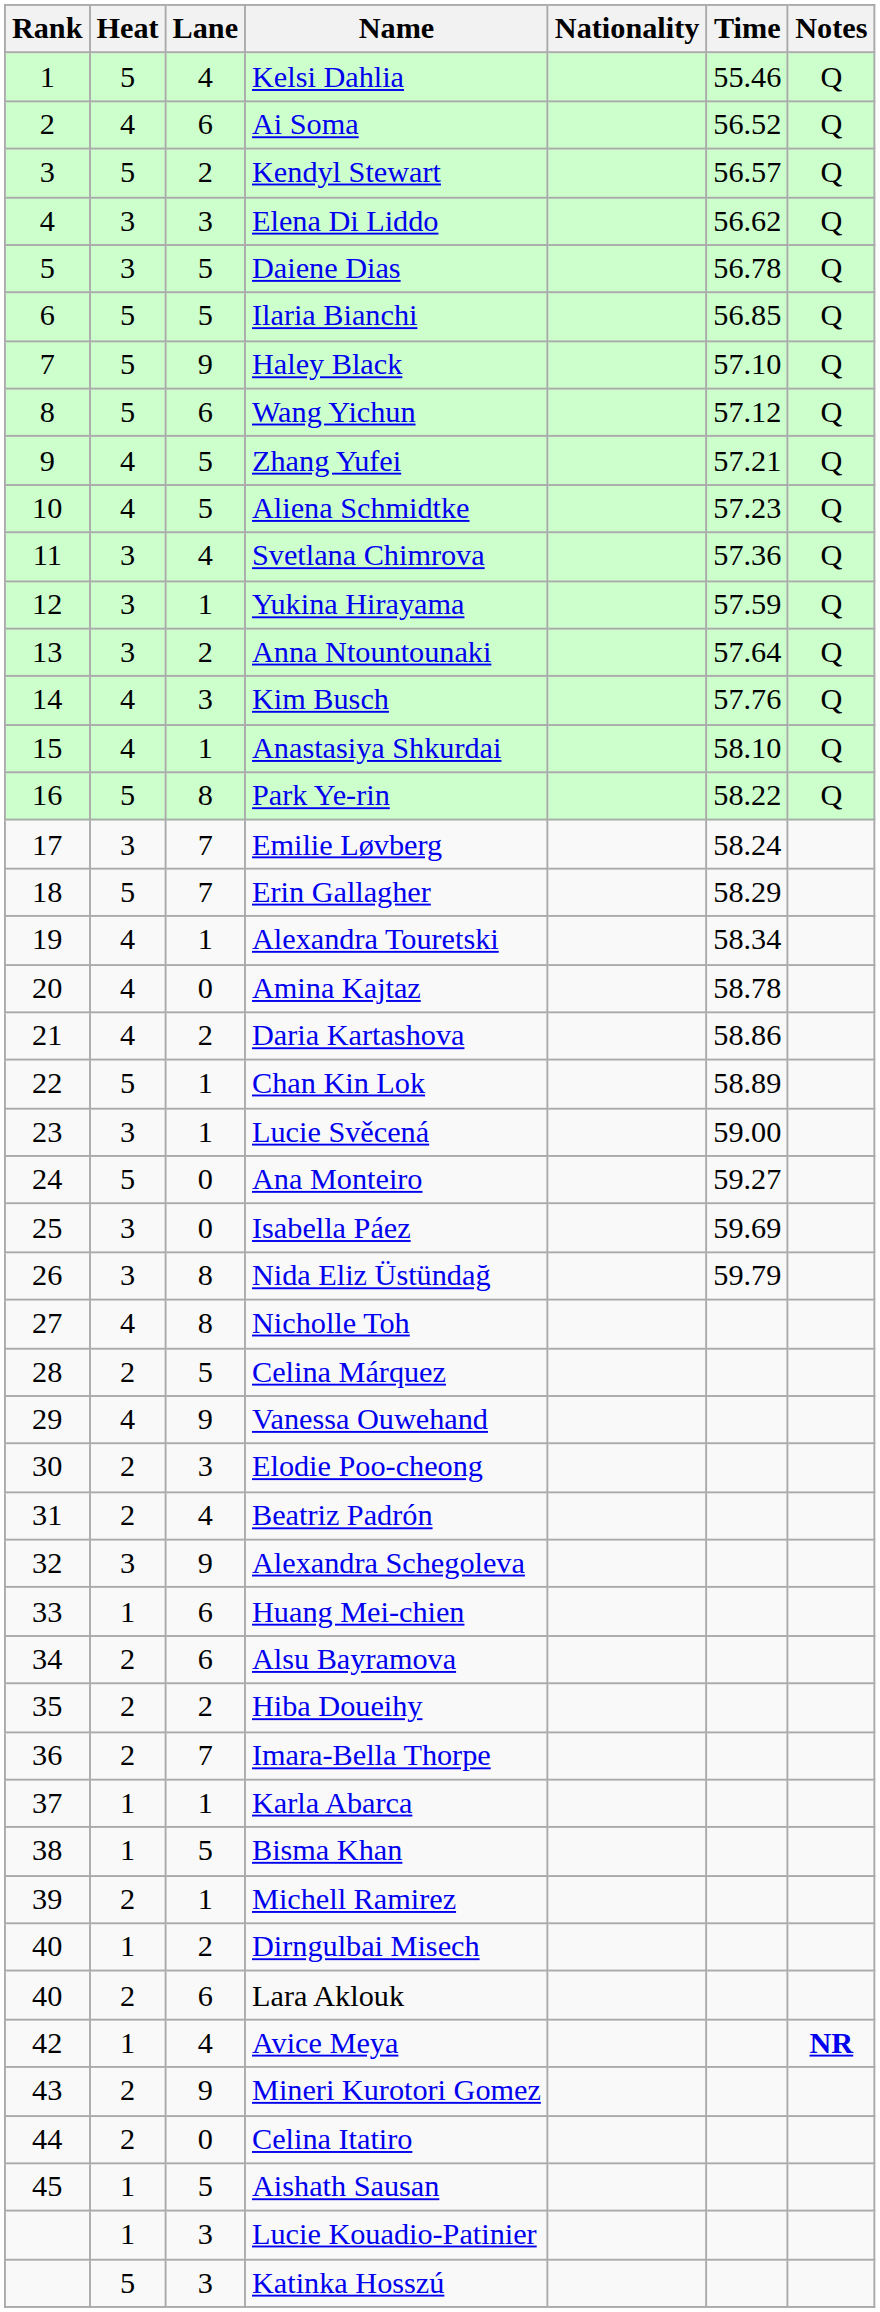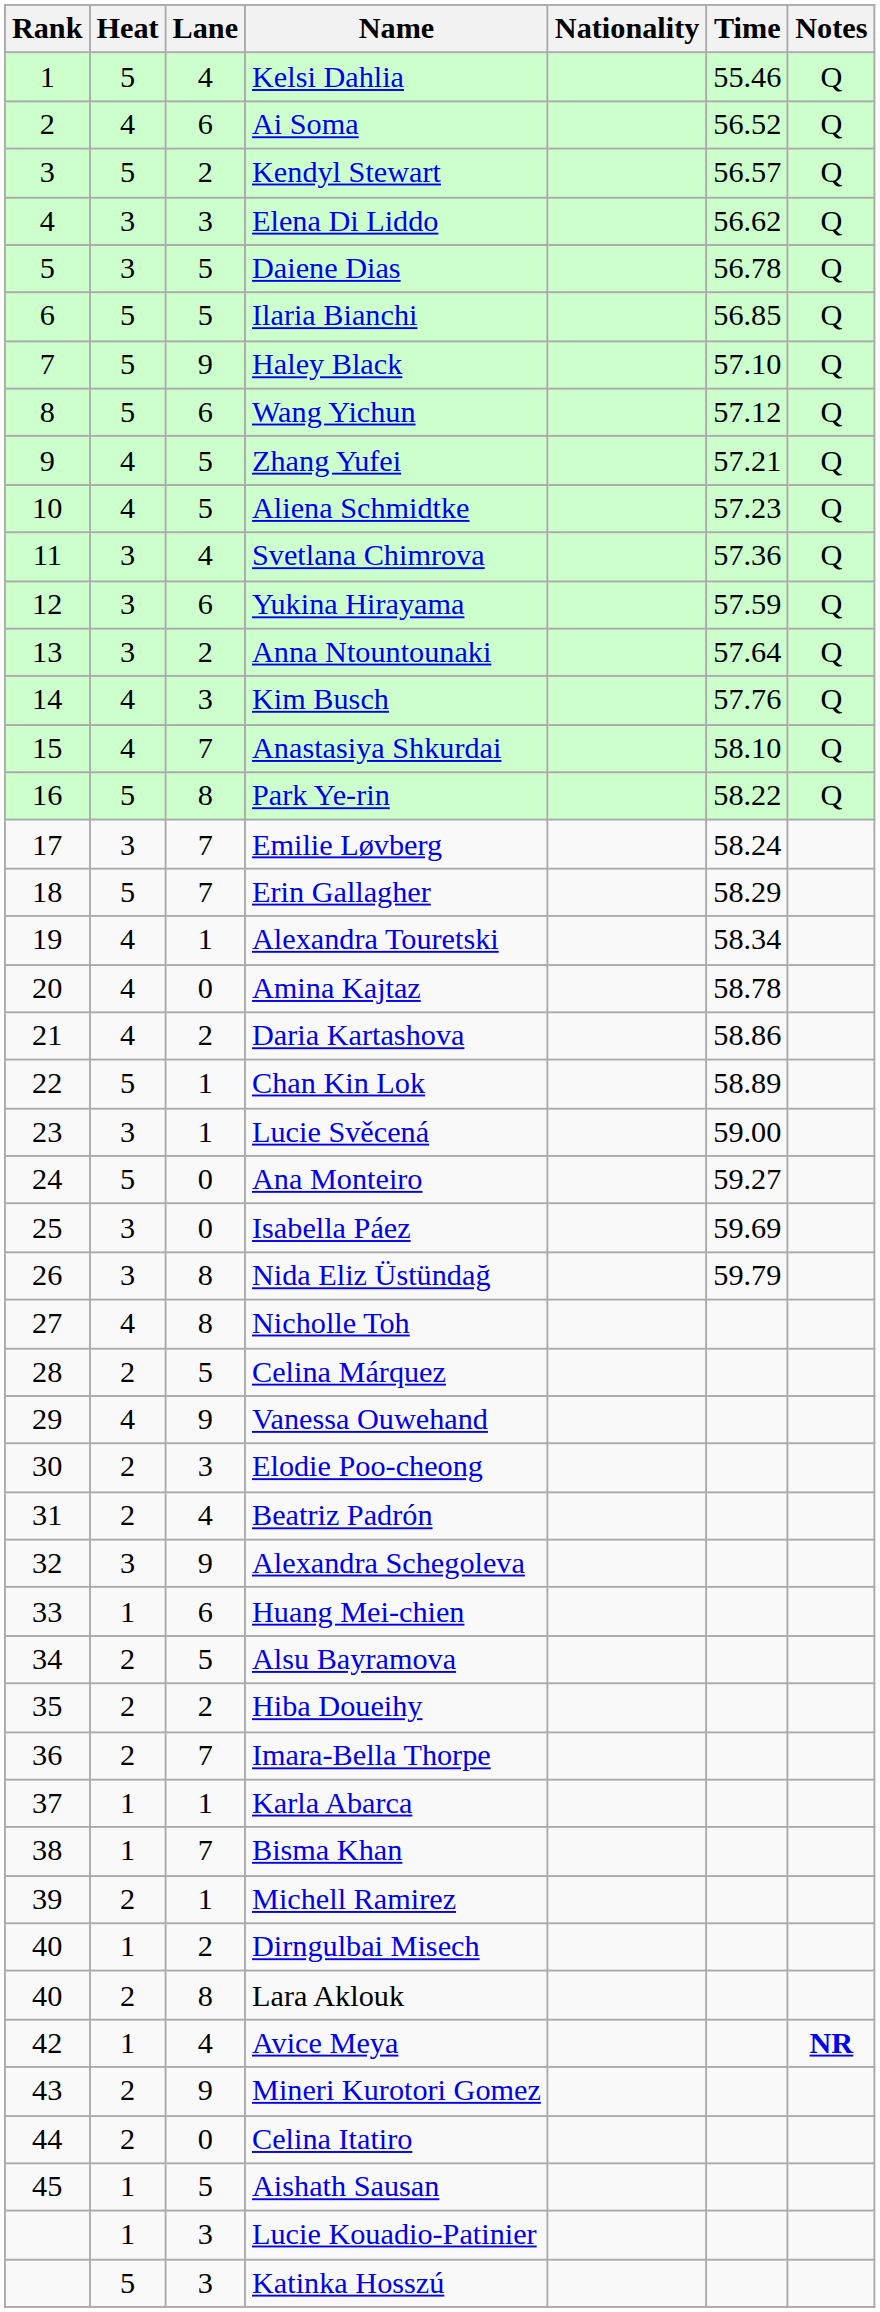(205, 603) 1 -> (205, 603) 6
(205, 747) 1 -> (205, 747) 7
(205, 1659) 6 -> (205, 1659) 5
(205, 1850) 5 -> (205, 1850) 7
(205, 1994) 6 -> (205, 1994) 8
